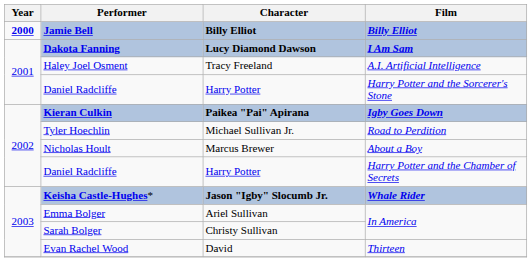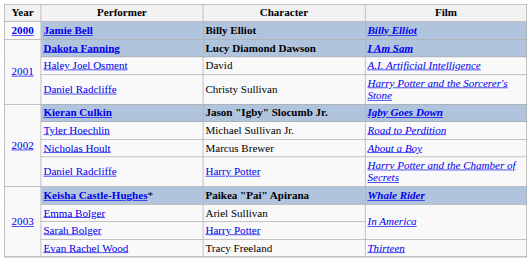(239, 65) Tracy Freeland -> (219, 65) David
(233, 89) Harry Potter -> (242, 89) Christy Sullivan
(257, 113) Paikea "Pai" Apirana -> (267, 113) Jason "Igby" Slocumb Jr.
(267, 195) Jason "Igby" Slocumb Jr. -> (257, 195) Paikea "Pai" Apirana
(242, 230) Christy Sullivan -> (233, 230) Harry Potter
(219, 248) David -> (239, 248) Tracy Freeland
